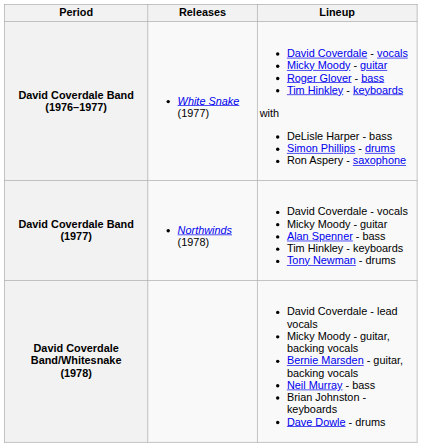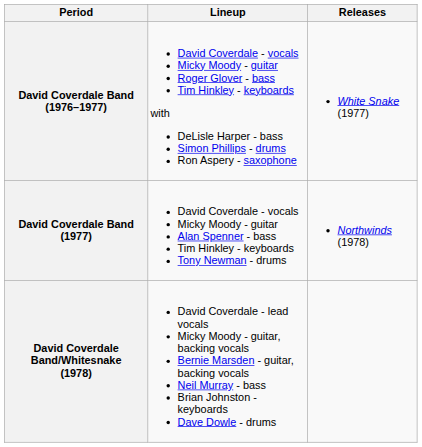columns swapped: (337, 13) <-> (203, 13)
